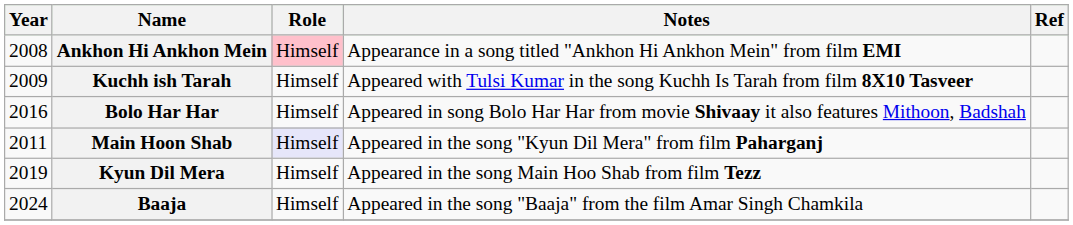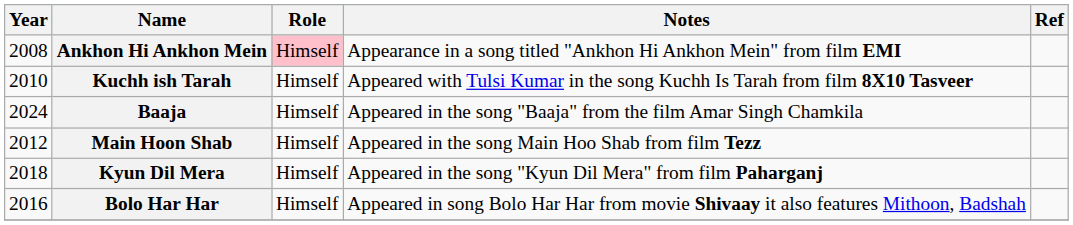(28, 81) 2009 -> (28, 81) 2010
rows swapped: (162, 111) <-> (162, 204)
(28, 142) 2011 -> (28, 142) 2012
(307, 142) lavender background -> (307, 142) no background
(585, 142) Appeared in the song "Kyun Dil Mera" from film Paharganj -> (554, 142) Appeared in the song Main Hoo Shab from film Tezz
(28, 173) 2019 -> (28, 173) 2018
(554, 173) Appeared in the song Main Hoo Shab from film Tezz -> (585, 173) Appeared in the song "Kyun Dil Mera" from film Paharganj
